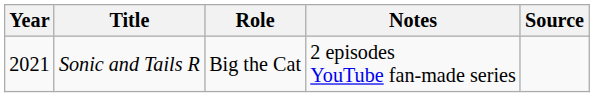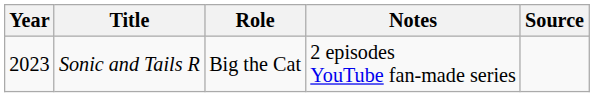(29, 63) 2021 -> (29, 63) 2023
